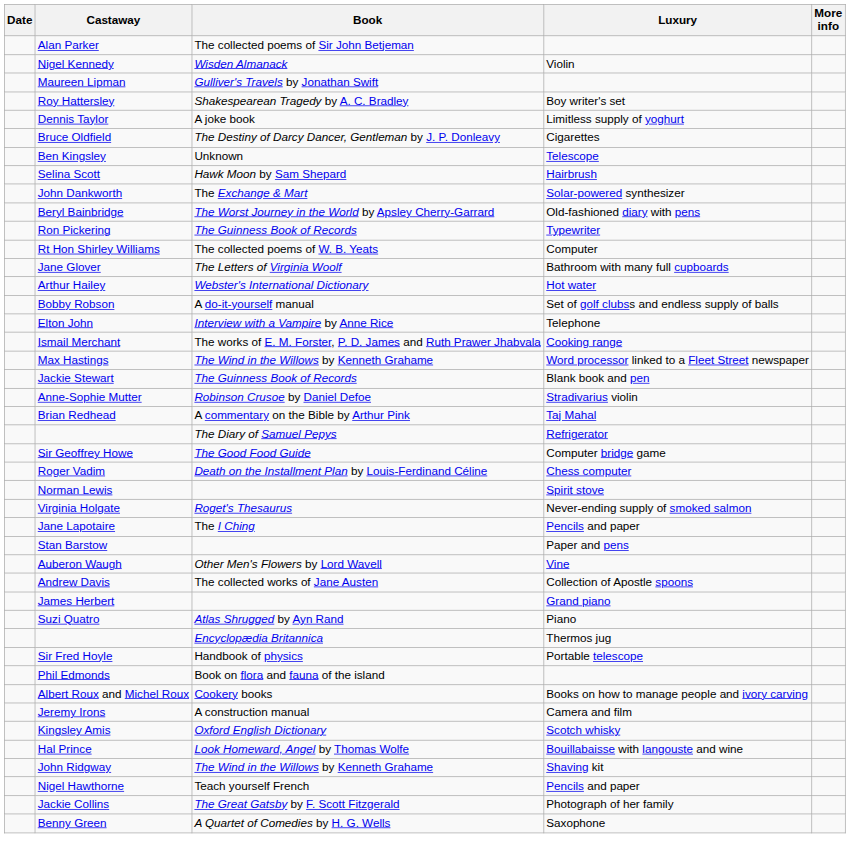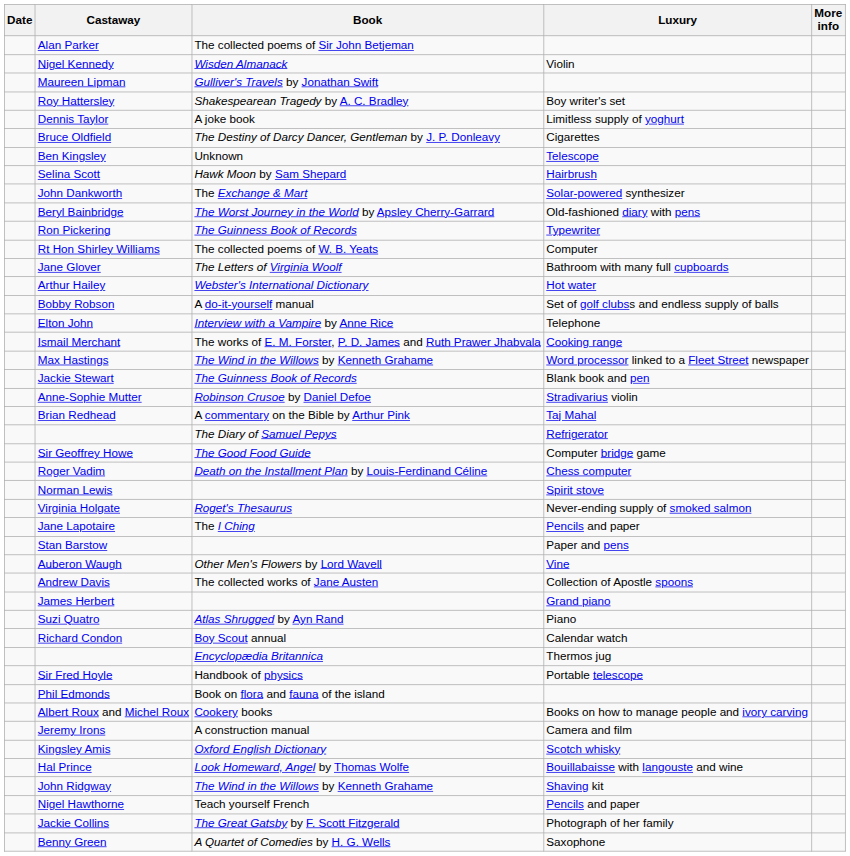+ row: (80, 638)
